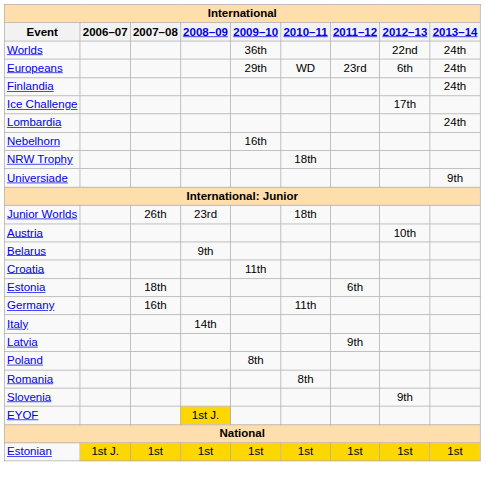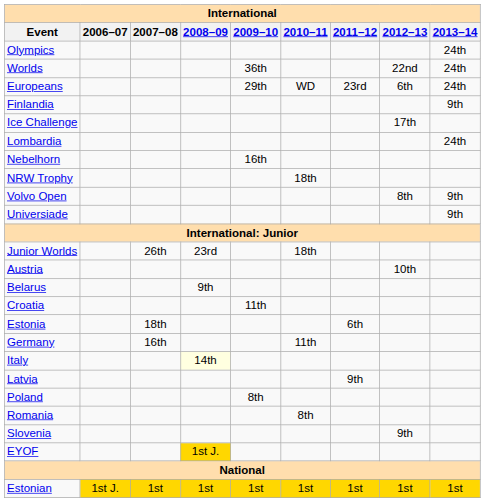+ row: (31, 50)
(455, 86) 24th -> (455, 104) 9th
+ row: (37, 196)
(206, 324) no background -> (206, 360) lightyellow background
